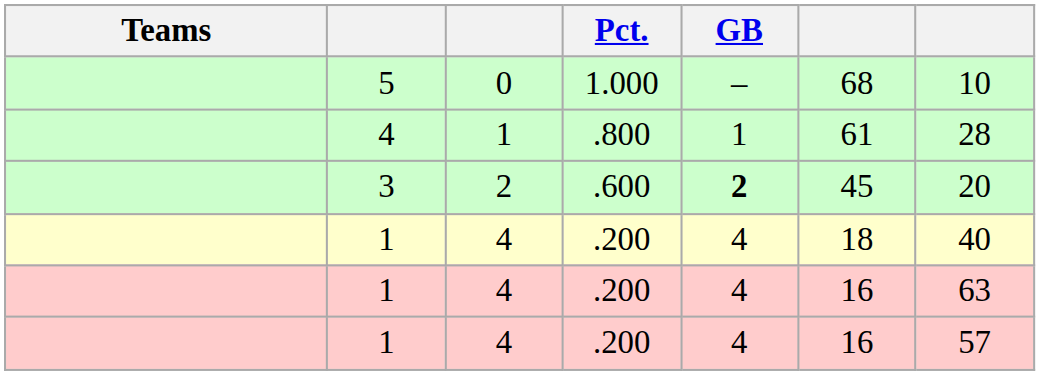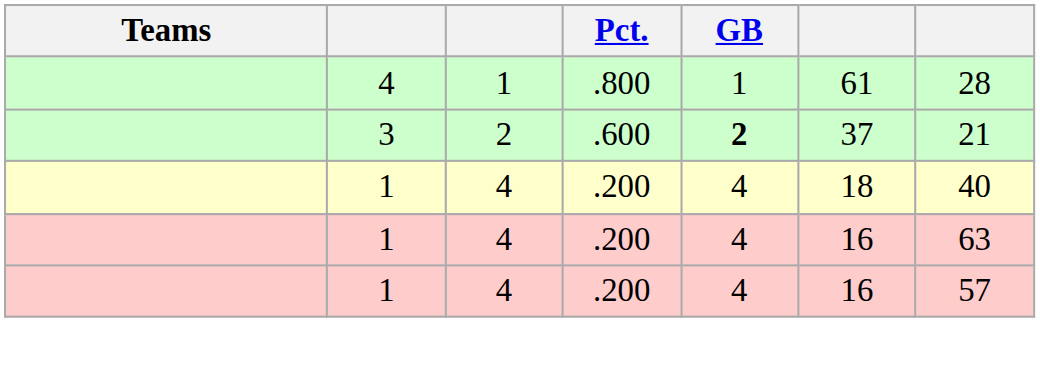- row: (386, 82)
(857, 186) 45 -> (857, 134) 37
(975, 186) 20 -> (975, 134) 21
